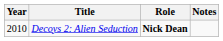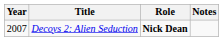(17, 28) 2010 -> (17, 28) 2007
